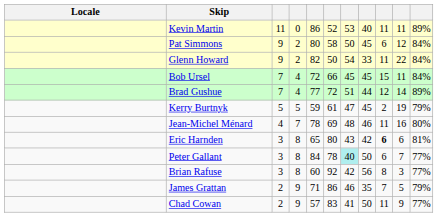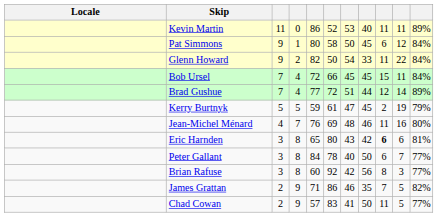(298, 44) 2 -> (298, 44) 1
(315, 124) 78 -> (315, 124) 76
(350, 156) paleturquoise background -> (350, 156) no background
(421, 188) 79% -> (421, 188) 82%
(401, 204) 9 -> (401, 204) 5
